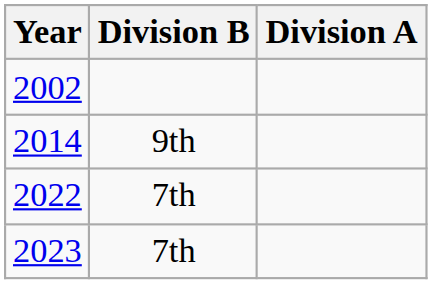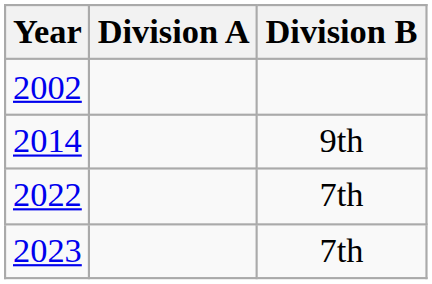columns swapped: (341, 31) <-> (174, 31)
